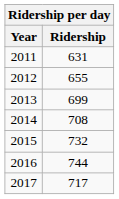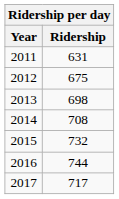(78, 78) 655 -> (78, 78) 675
(78, 99) 699 -> (78, 99) 698
